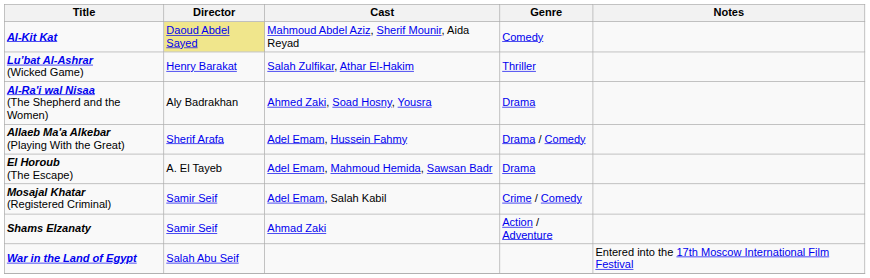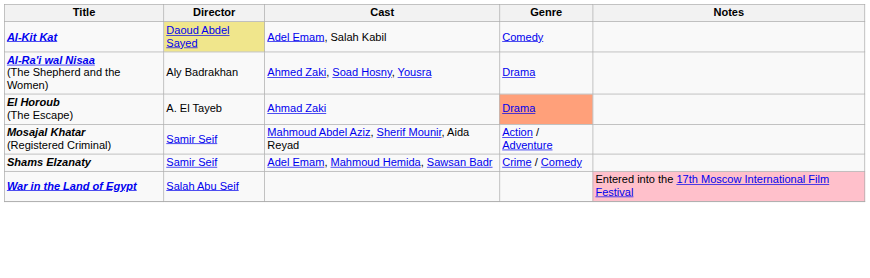(368, 36) Mahmoud Abdel Aziz, Sherif Mounir, Aida Reyad -> (327, 36) Adel Emam, Salah Kabil
- row: (50, 66)
- row: (66, 139)
(380, 169) Adel Emam, Mahmoud Hemida, Sawsan Badr -> (297, 109) Ahmad Zaki
(519, 169) no background -> (519, 109) lightsalmon background
(327, 199) Adel Emam, Salah Kabil -> (368, 139) Mahmoud Abdel Aziz, Sherif Mounir, Aida Reyad
(542, 199) Crime / Comedy -> (527, 139) Action / Adventure
(297, 228) Ahmad Zaki -> (380, 162) Adel Emam, Mahmoud Hemida, Sawsan Badr
(527, 228) Action / Adventure -> (542, 162) Crime / Comedy
(712, 258) no background -> (712, 186) pink background
